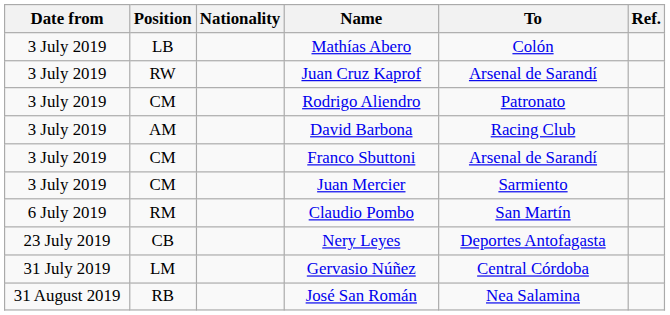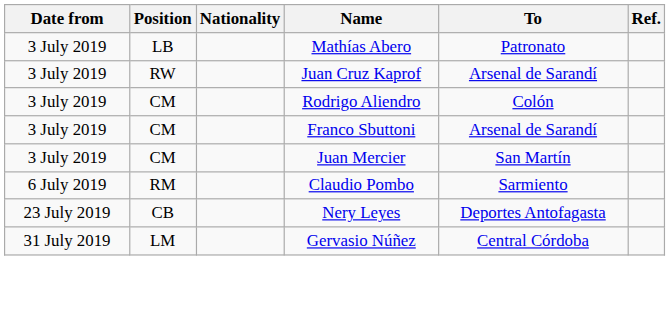(533, 46) Colón -> (533, 46) Patronato
(533, 102) Patronato -> (533, 102) Colón
- row: (361, 129)
(533, 185) Sarmiento -> (533, 157) San Martín
(533, 213) San Martín -> (533, 185) Sarmiento
- row: (361, 296)
